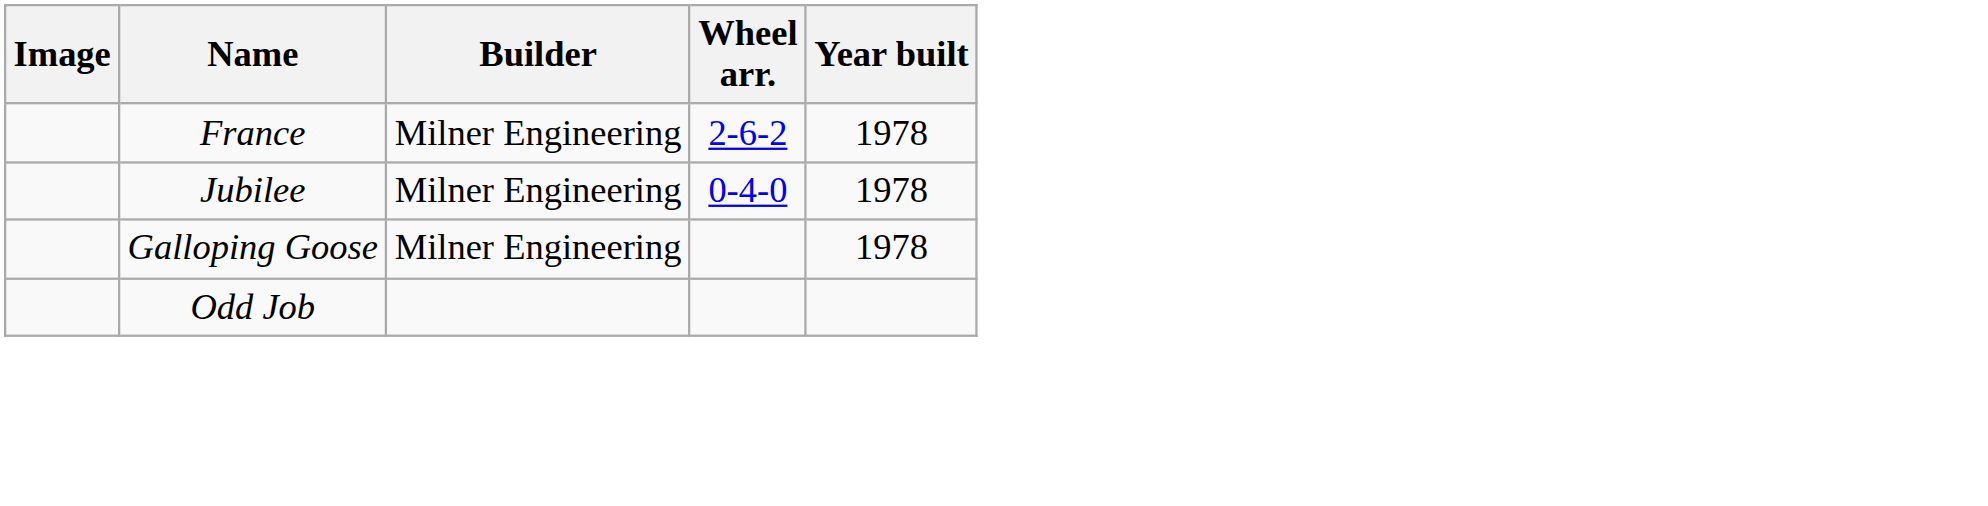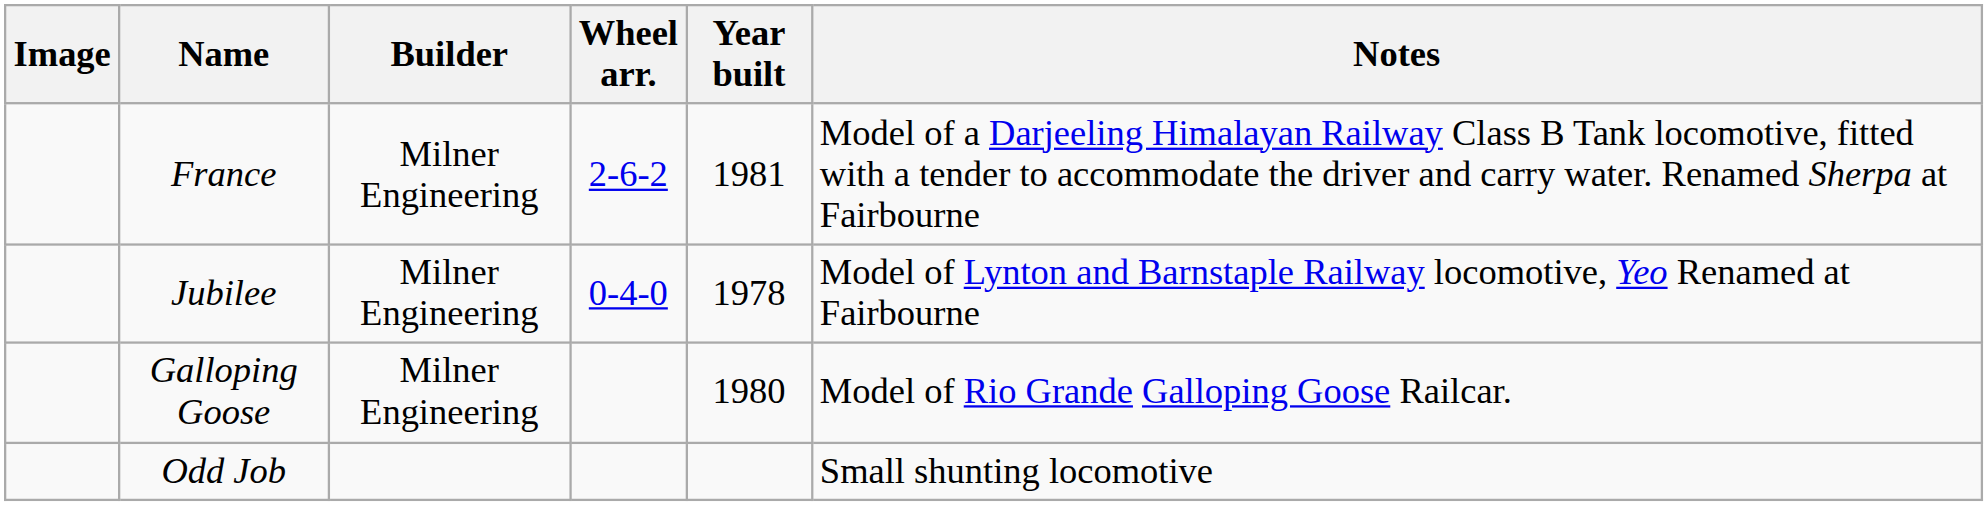+ column: (1397, 53)
(892, 132) 1978 -> (749, 173) 1981
(892, 248) 1978 -> (749, 391) 1980
